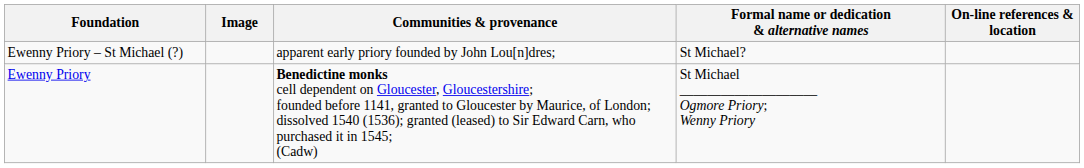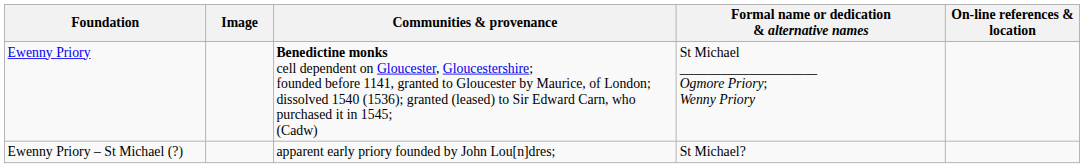rows swapped: (95, 52) <-> (49, 74)
